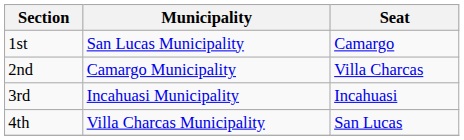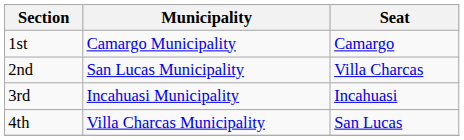(165, 43) San Lucas Municipality -> (161, 43) Camargo Municipality
(161, 69) Camargo Municipality -> (165, 69) San Lucas Municipality
